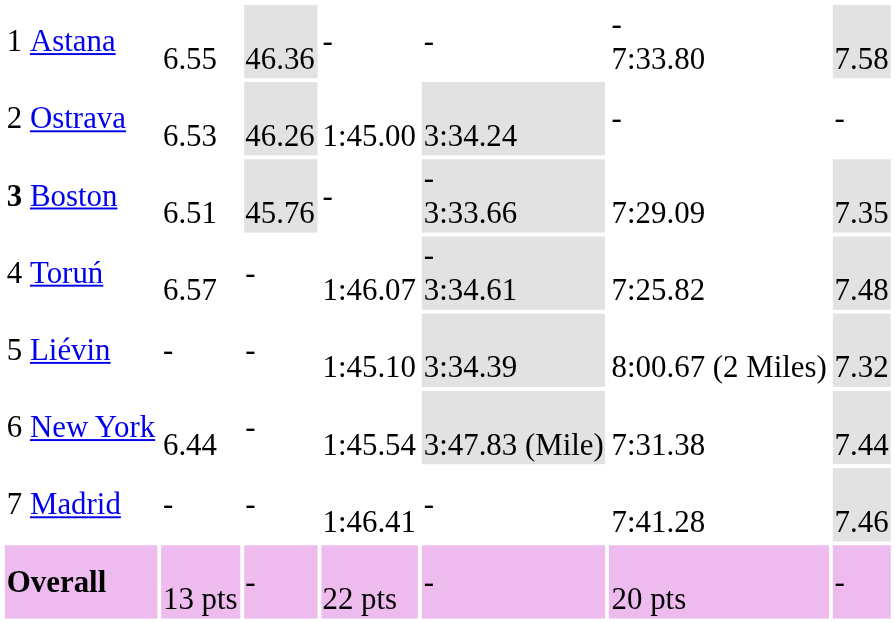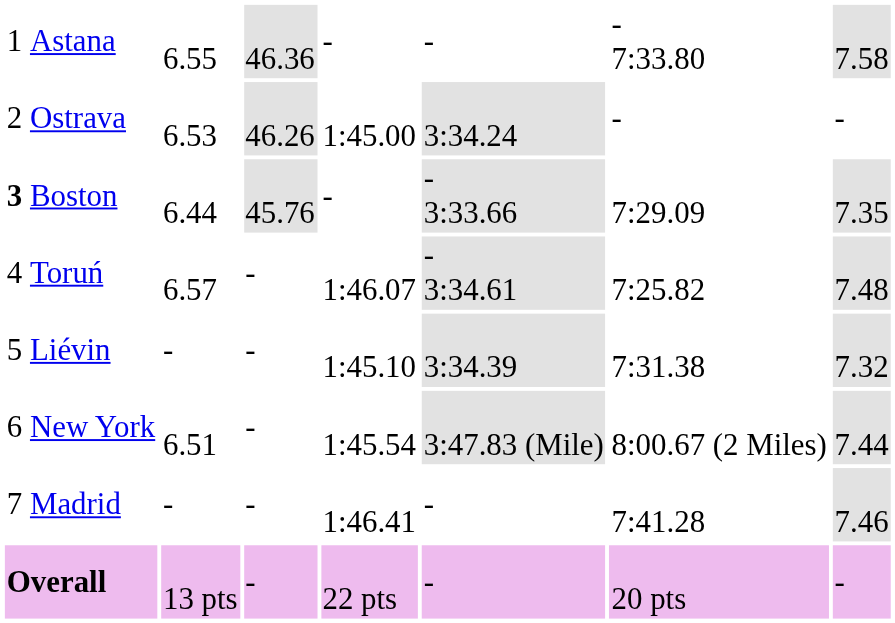(190, 212) 6.51 -> (190, 212) 6.44
(719, 367) 8:00.67 (2 Miles) -> (658, 367) 7:31.38
(190, 444) 6.44 -> (190, 444) 6.51
(658, 444) 7:31.38 -> (719, 444) 8:00.67 (2 Miles)
